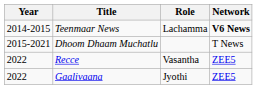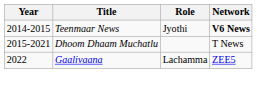(185, 28) Lachamma -> (175, 28) Jyothi
- row: (67, 60)
(175, 76) Jyothi -> (185, 60) Lachamma
